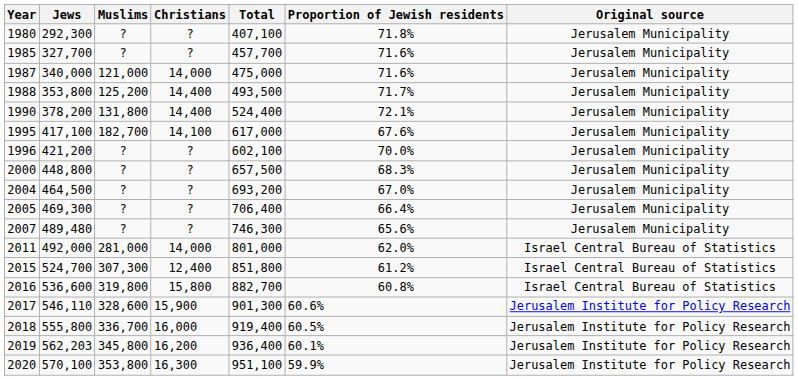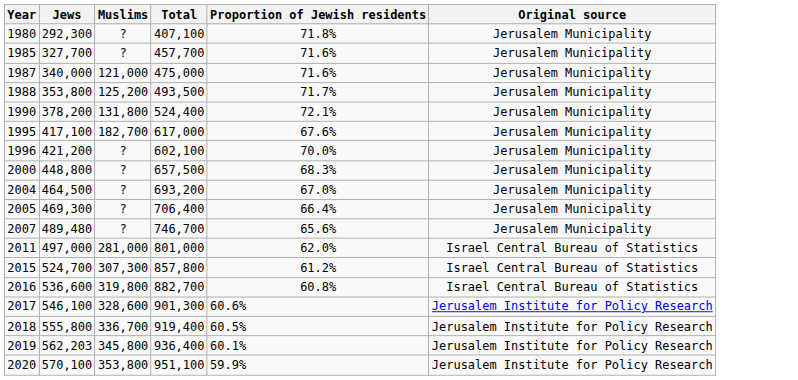- column: (190, 14)
(257, 229) 746,300 -> (179, 229) 746,700
(67, 248) 492,000 -> (67, 248) 497,000
(257, 268) 851,800 -> (179, 268) 857,800
(67, 307) 546,110 -> (67, 307) 546,100
